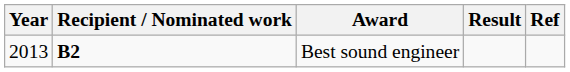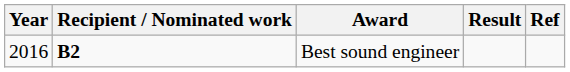(29, 50) 2013 -> (29, 50) 2016
